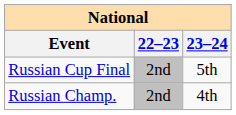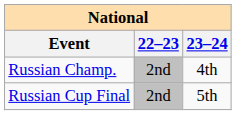rows swapped: (62, 95) <-> (69, 69)
